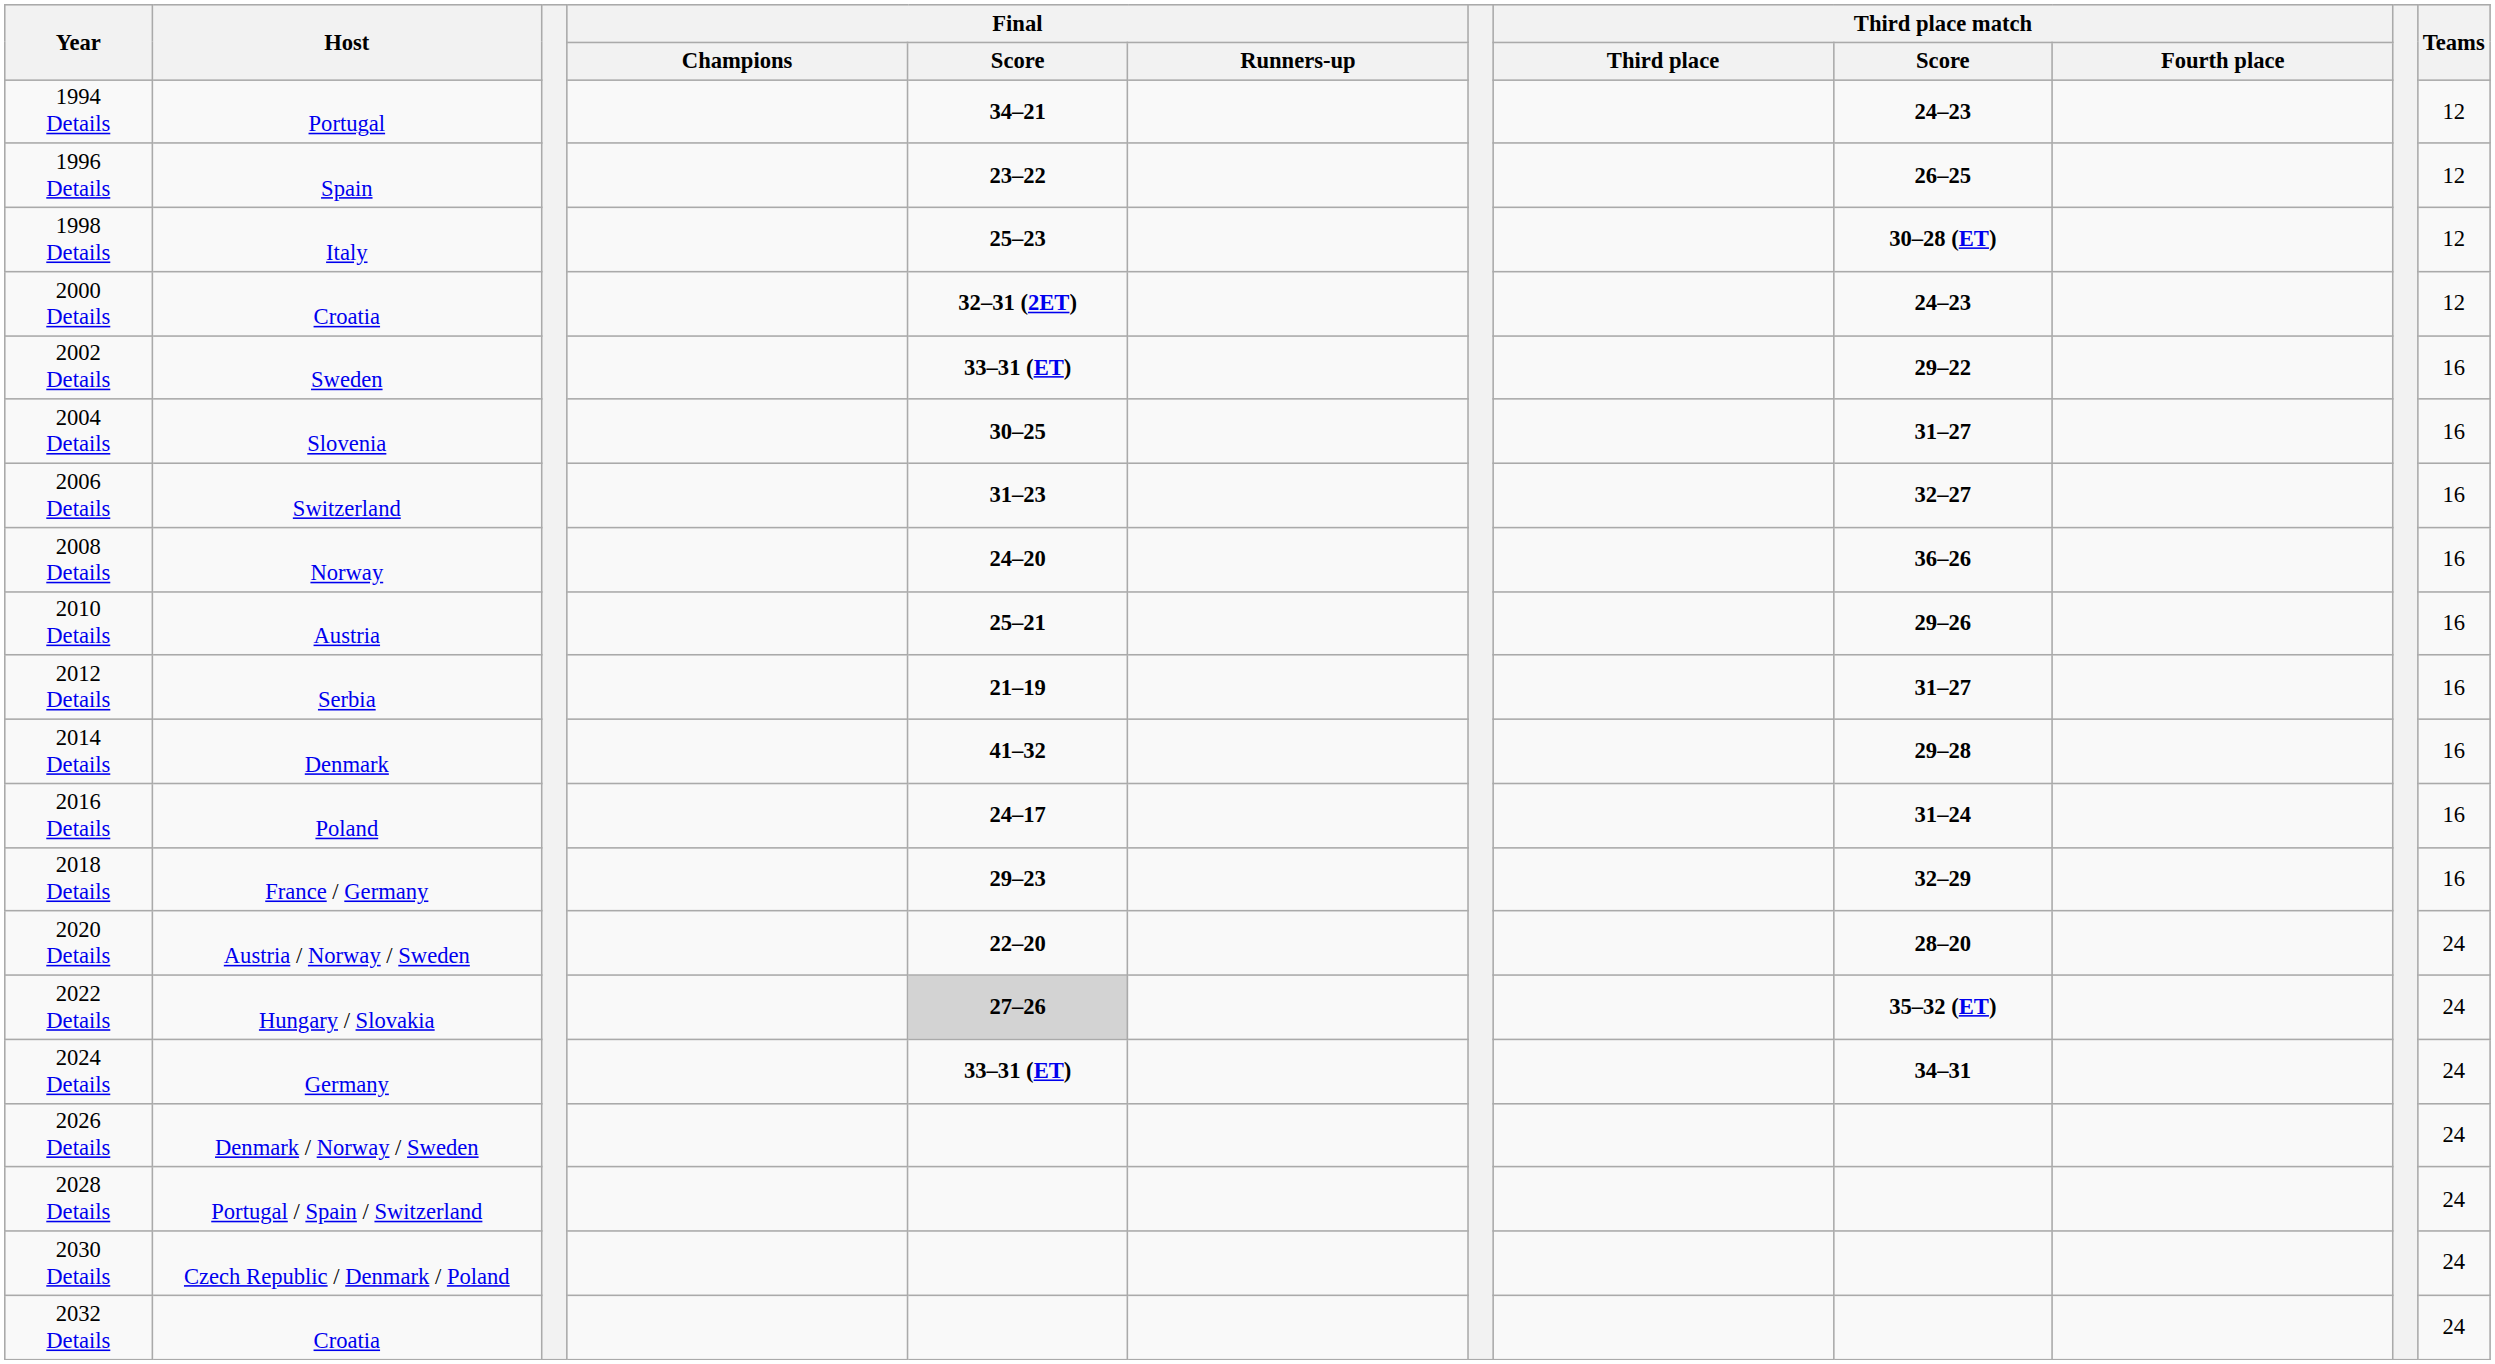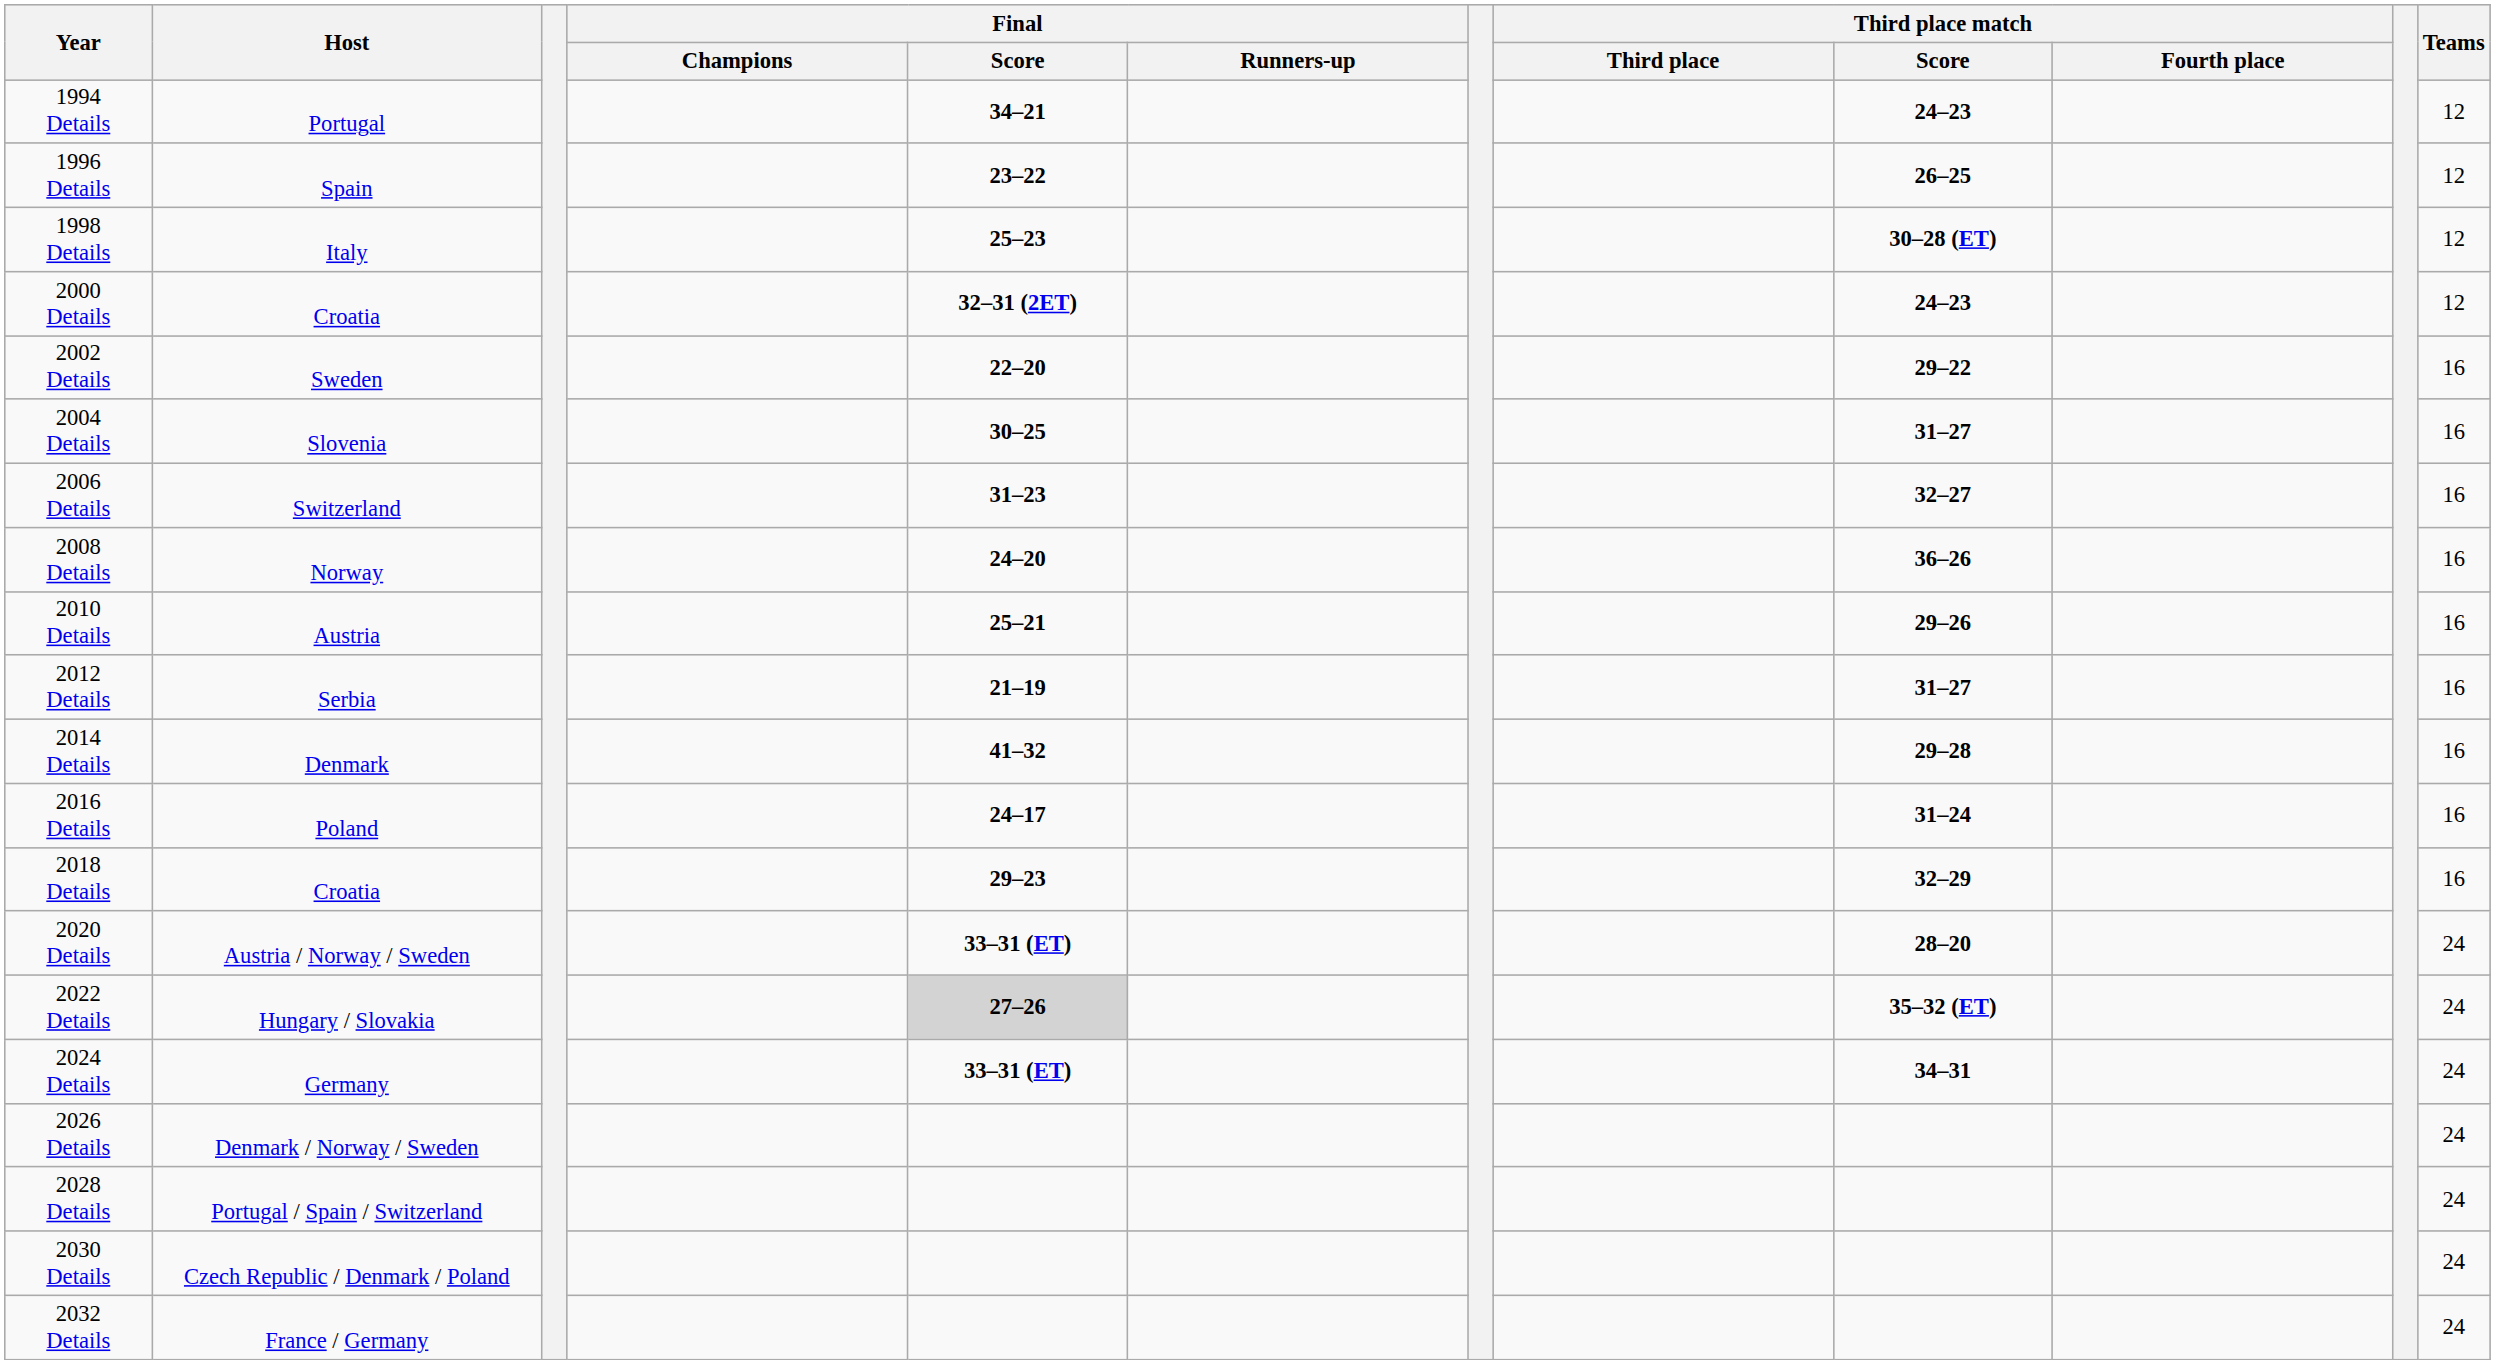(1018, 367) 33–31 (ET) -> (1018, 367) 22–20
(347, 892) France / Germany -> (347, 892) Croatia
(1018, 943) 22–20 -> (1018, 943) 33–31 (ET)
(347, 1340) Croatia -> (347, 1340) France / Germany
